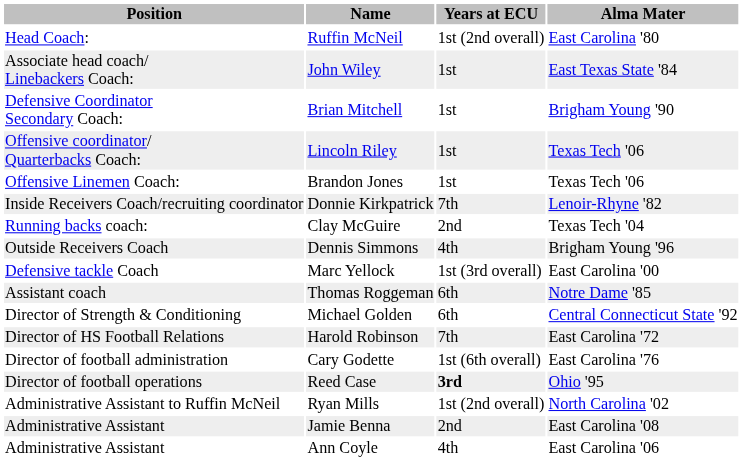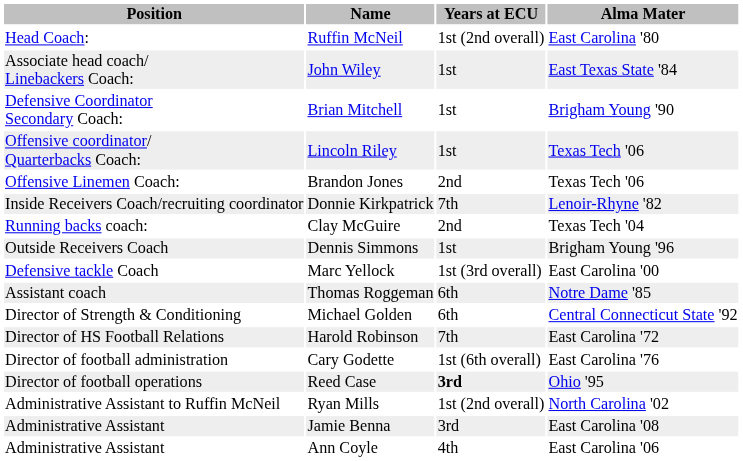(447, 181) 1st -> (450, 181) 2nd
(448, 248) 4th -> (447, 248) 1st
(450, 426) 2nd -> (448, 426) 3rd
